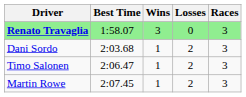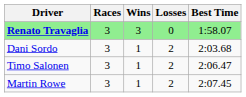columns swapped: (225, 13) <-> (117, 13)
